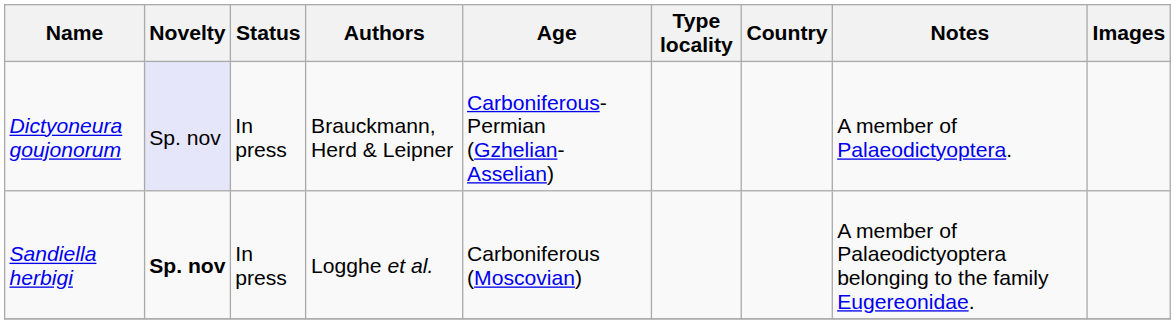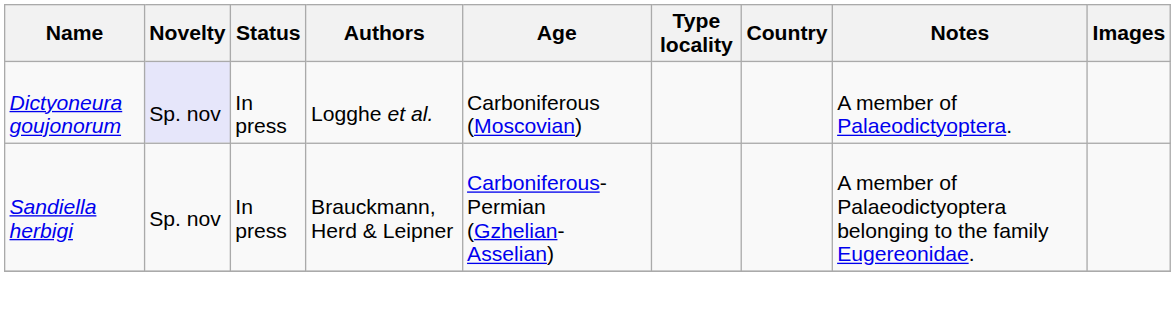(382, 137) Brauckmann, Herd & Leipner -> (372, 114) Logghe et al.
(537, 137) Carboniferous-Permian (Gzhelian-Asselian) -> (533, 114) Carboniferous (Moscovian)
(187, 266) bold -> (185, 218) normal
(372, 266) Logghe et al. -> (382, 218) Brauckmann, Herd & Leipner
(533, 266) Carboniferous (Moscovian) -> (537, 218) Carboniferous-Permian (Gzhelian-Asselian)
